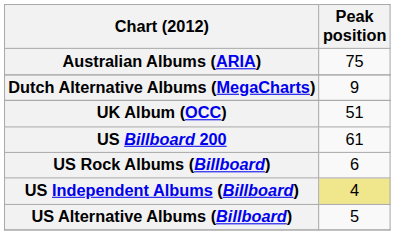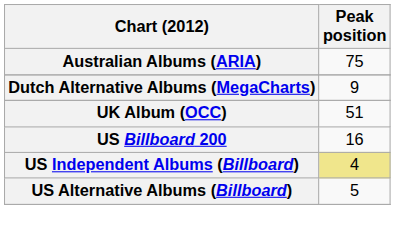(355, 139) 61 -> (355, 139) 16
- row: (162, 165)
